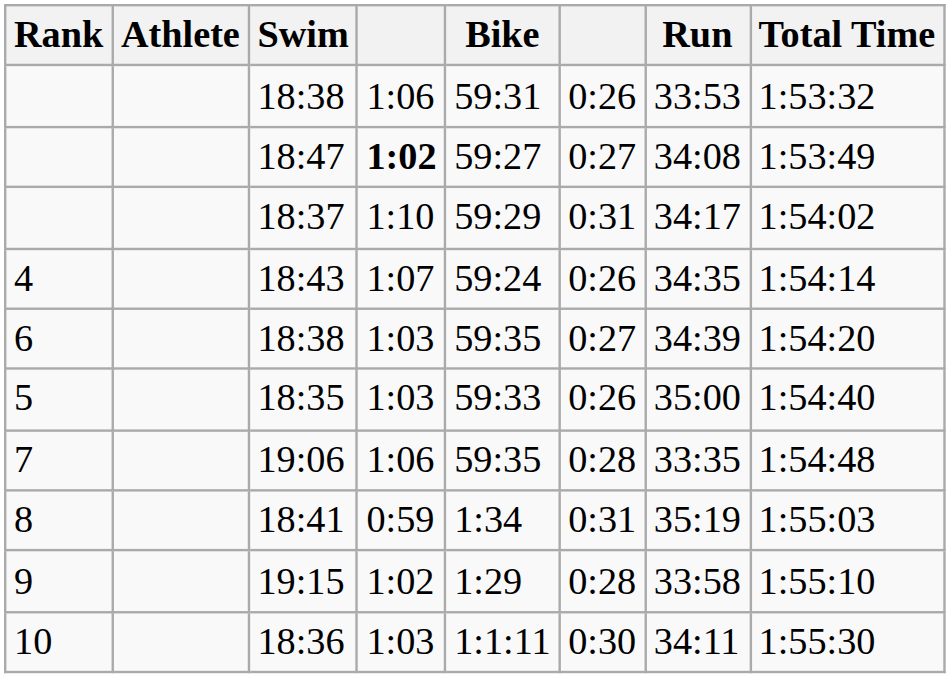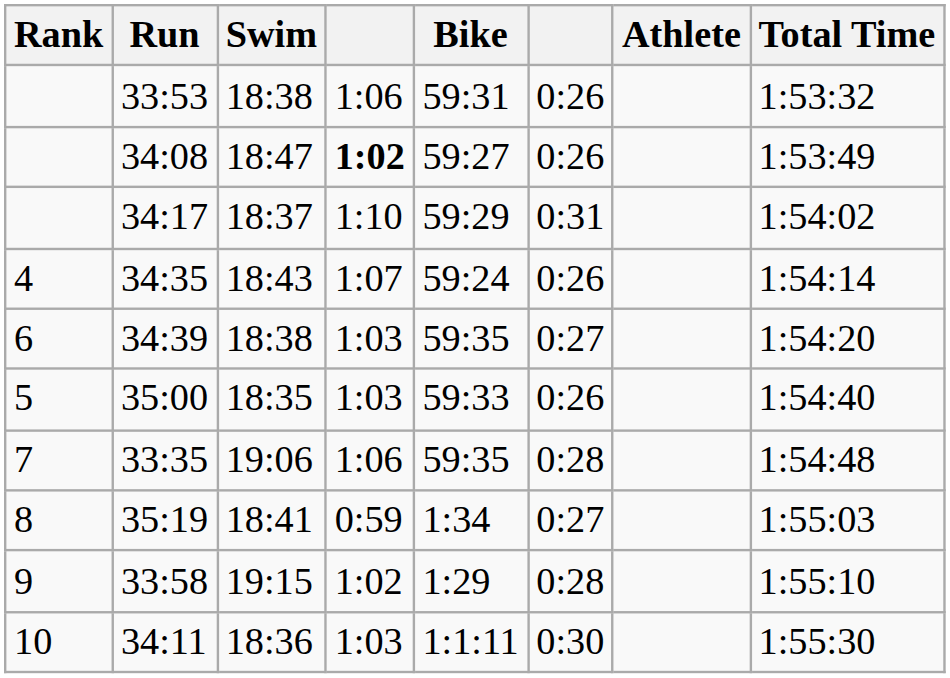columns swapped: (180, 34) <-> (697, 34)
(602, 156) 0:27 -> (570, 156) 0:26
(602, 519) 0:31 -> (570, 519) 0:27
